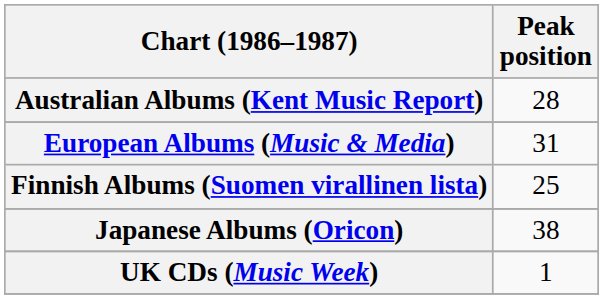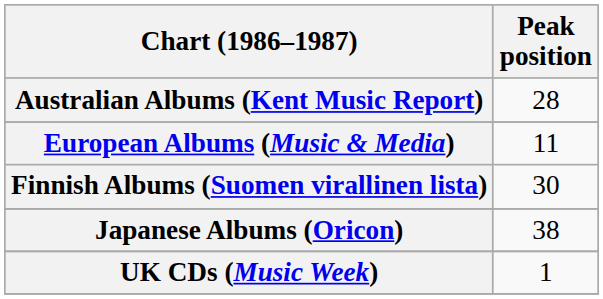(546, 142) 31 -> (546, 142) 11
(546, 186) 25 -> (546, 186) 30
